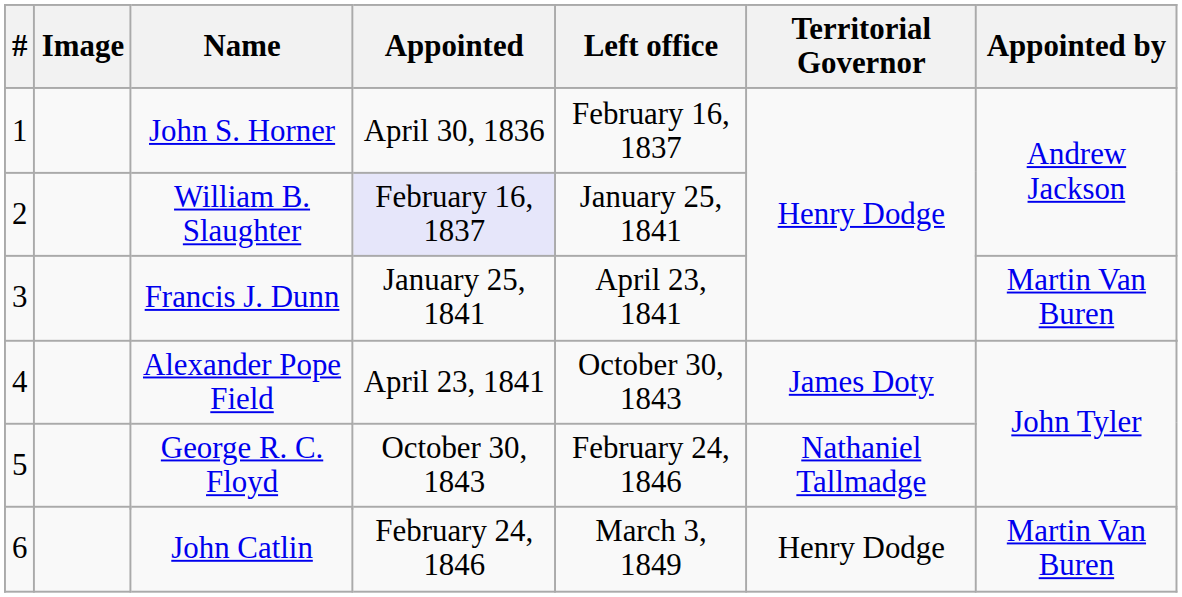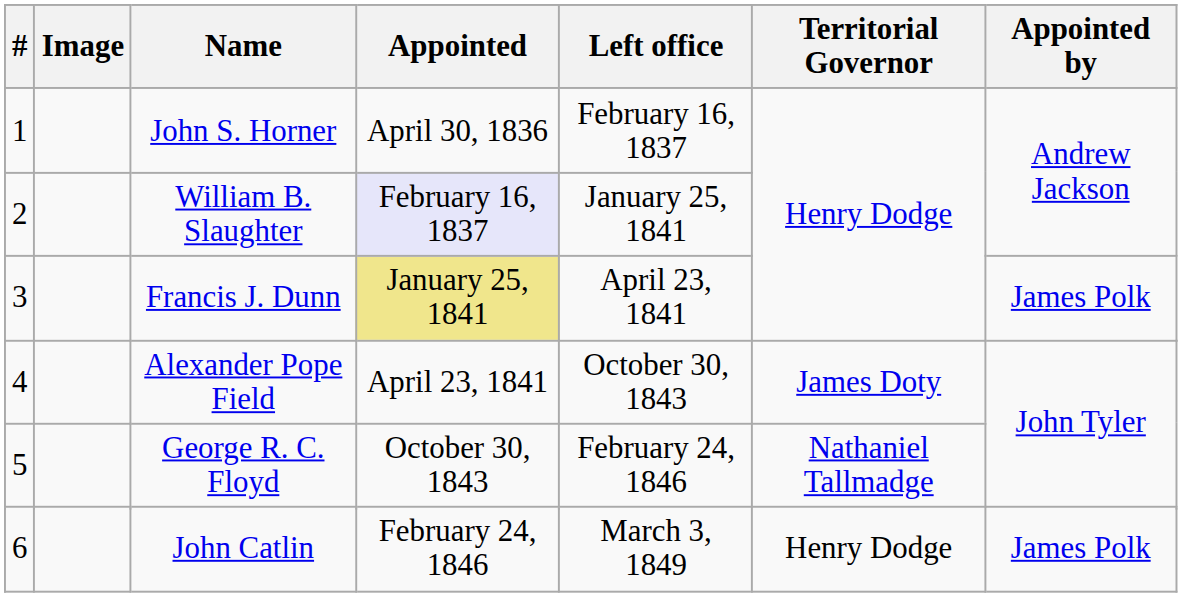(454, 297) no background -> (458, 297) khaki background
(1076, 297) Martin Van Buren -> (1081, 297) James Polk
(1076, 548) Martin Van Buren -> (1081, 548) James Polk
